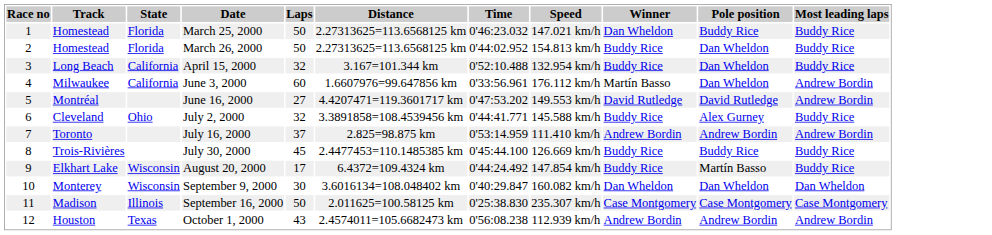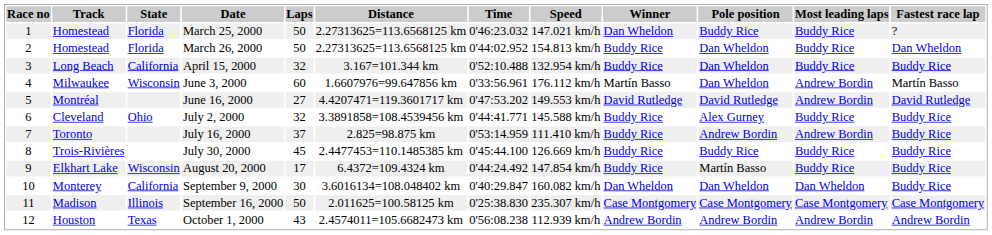+ column: (938, 14)
(153, 82) California -> (154, 82) Wisconsin
(643, 134) Andrew Bordin -> (633, 134) Buddy Rice
(154, 185) Wisconsin -> (153, 185) California
